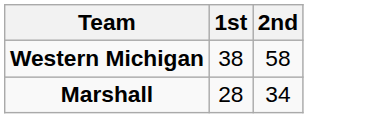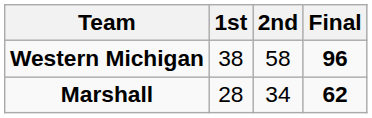+ column: (335, 22)
